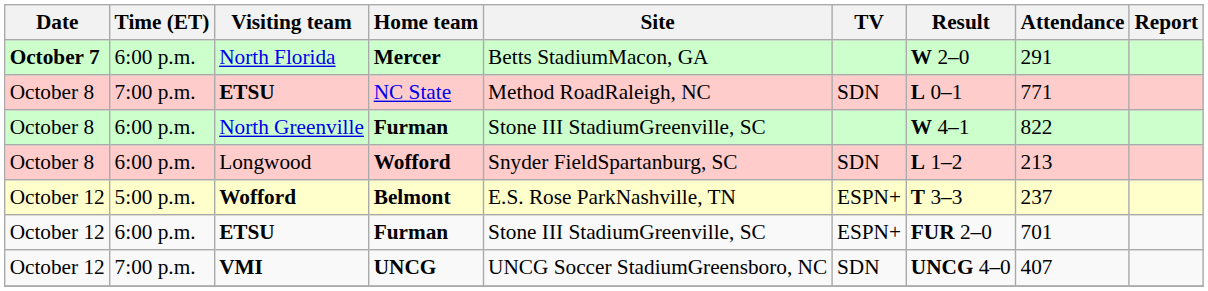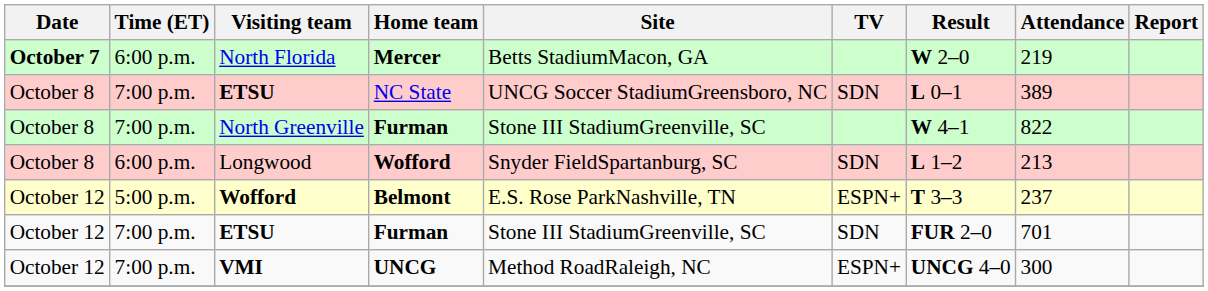(1037, 57) 291 -> (1037, 57) 219
(599, 92) Method RoadRaleigh, NC -> (658, 92) UNCG Soccer StadiumGreensboro, NC
(1037, 92) 771 -> (1037, 92) 389
(155, 127) 6:00 p.m. -> (155, 127) 7:00 p.m.
(155, 232) 6:00 p.m. -> (155, 232) 7:00 p.m.
(869, 232) ESPN+ -> (858, 232) SDN
(658, 267) UNCG Soccer StadiumGreensboro, NC -> (599, 267) Method RoadRaleigh, NC
(858, 267) SDN -> (869, 267) ESPN+
(1037, 267) 407 -> (1037, 267) 300
